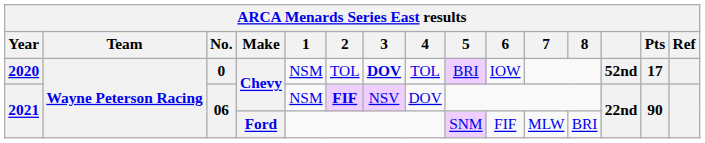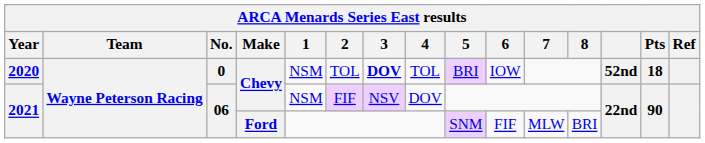(655, 70) 17 -> (655, 70) 18
(345, 97) bold -> (345, 97) normal
